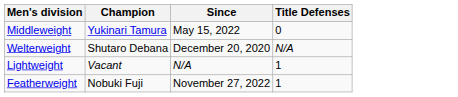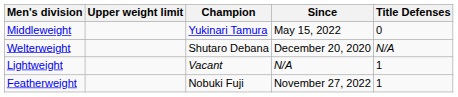+ column: (135, 13)
